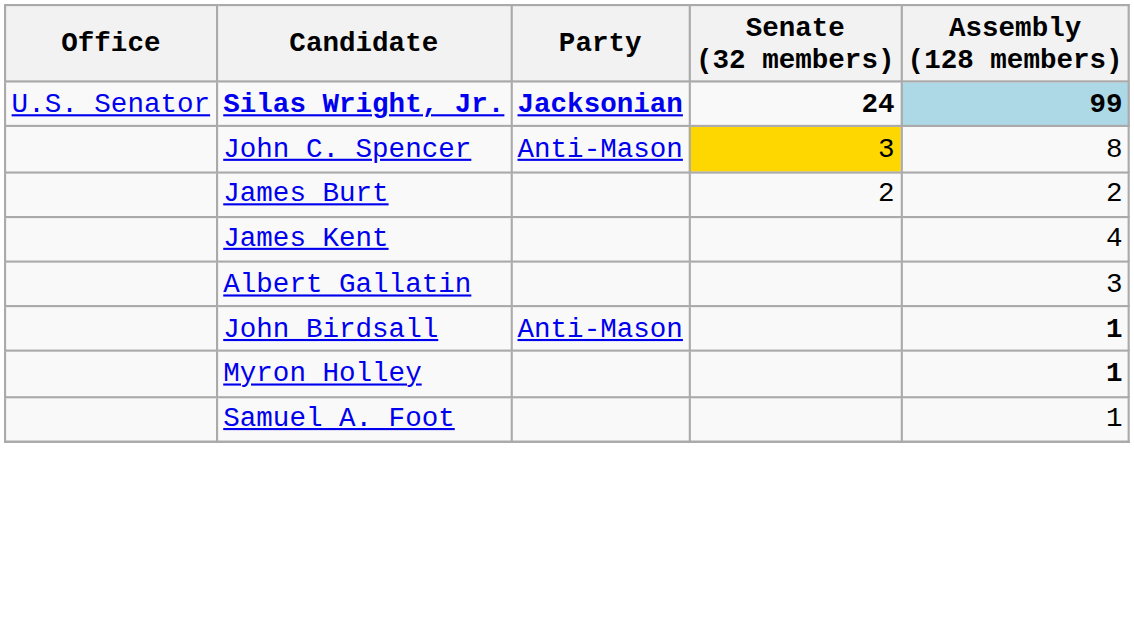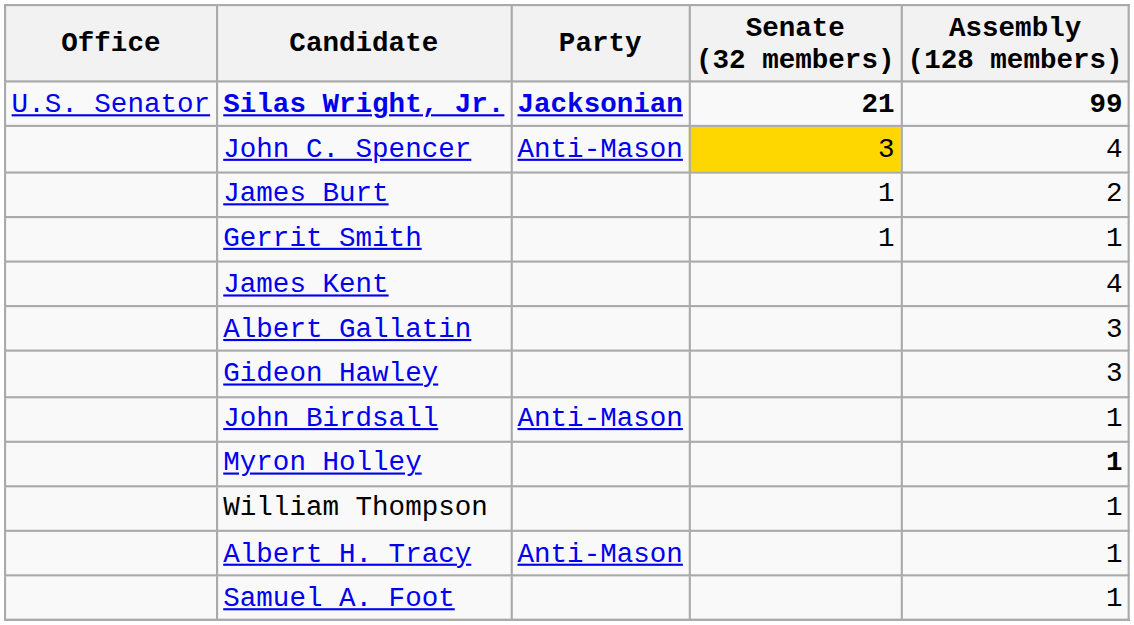(878, 104) 24 -> (878, 104) 21
(1106, 104) lightblue background -> (1106, 104) no background
(1114, 149) 8 -> (1114, 149) 4
(886, 194) 2 -> (886, 194) 1
+ row: (322, 239)
+ row: (331, 374)
(1114, 329) bold -> (1114, 419) normal
+ row: (356, 508)
+ row: (347, 553)
